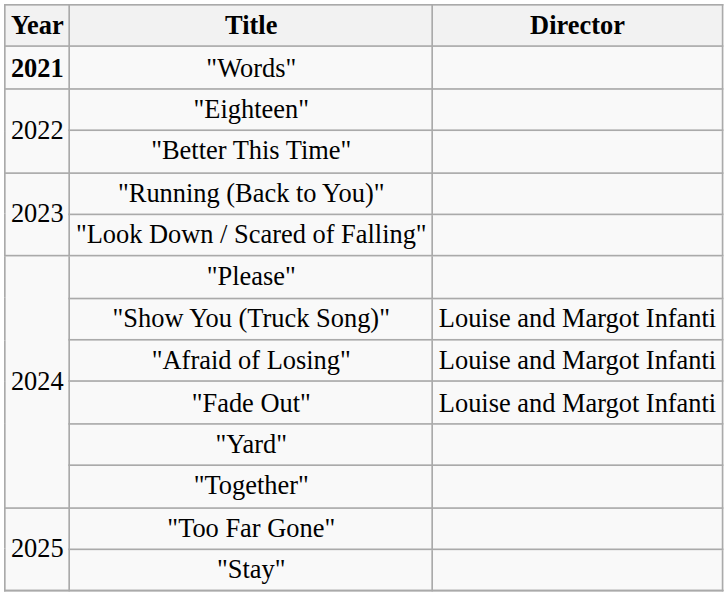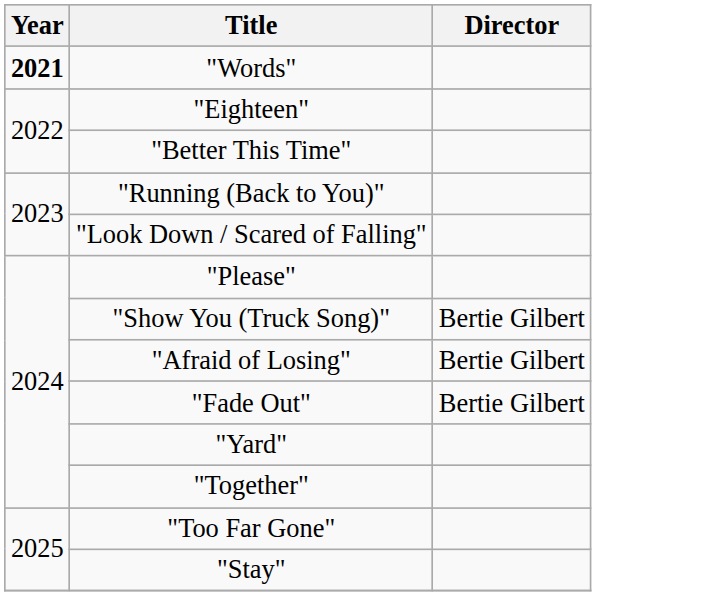(578, 318) Louise and Margot Infanti -> (512, 318) Bertie Gilbert
(578, 360) Louise and Margot Infanti -> (512, 360) Bertie Gilbert
(578, 402) Louise and Margot Infanti -> (512, 402) Bertie Gilbert
